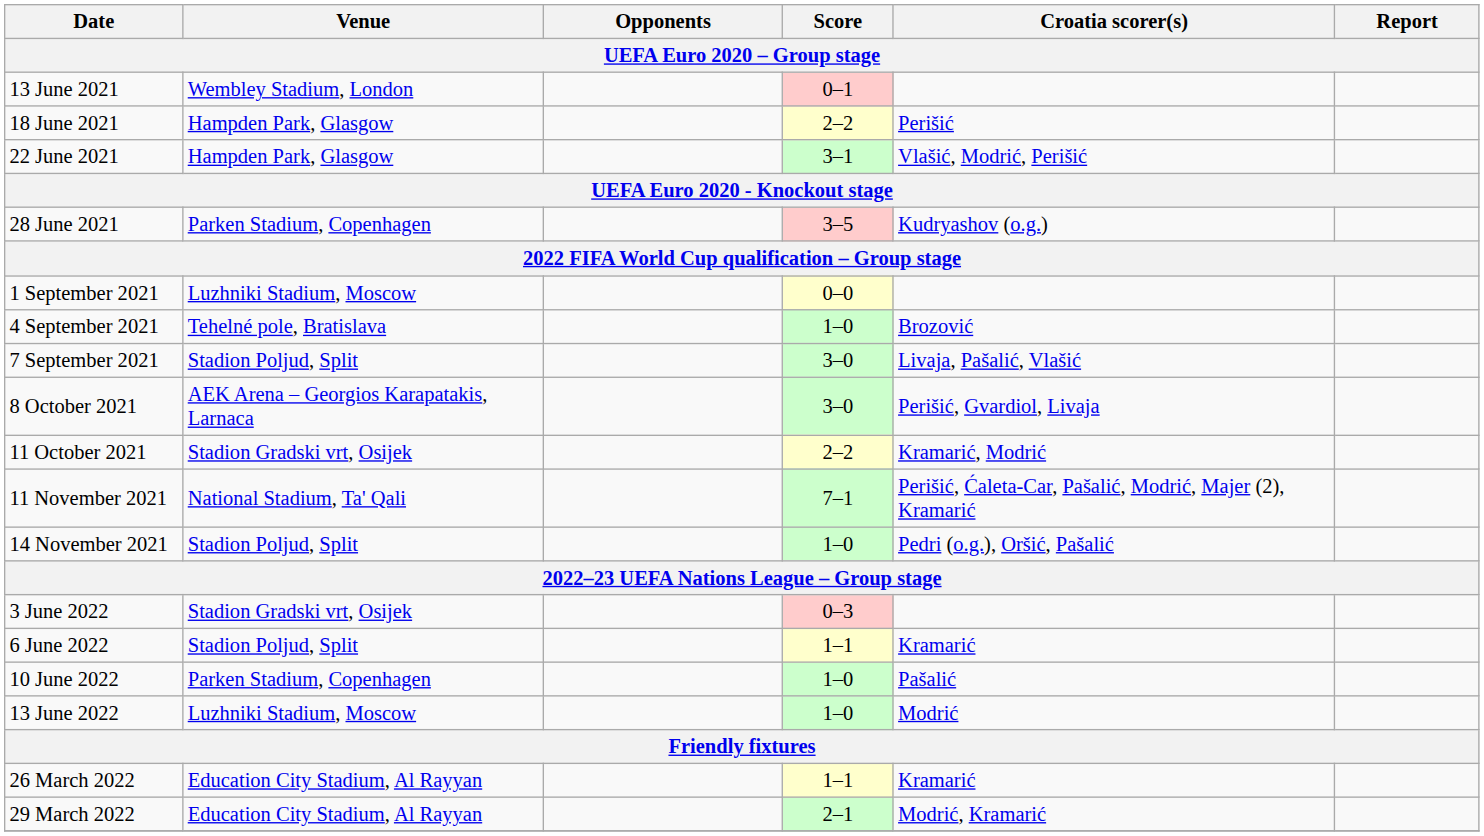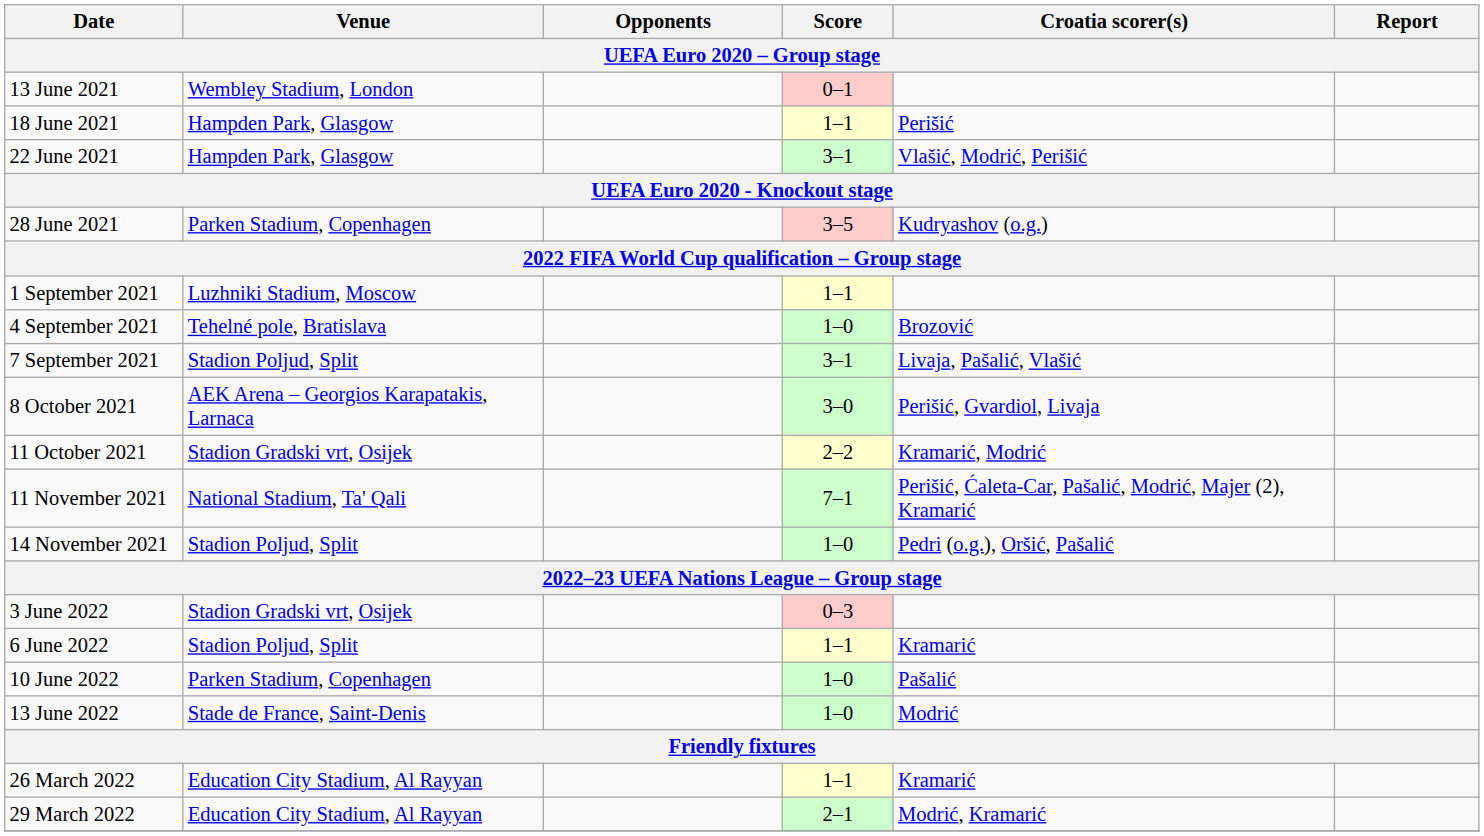(838, 123) 2–2 -> (838, 123) 1–1
(838, 292) 0–0 -> (838, 292) 1–1
(838, 359) 3–0 -> (838, 359) 3–1
(302, 713) Luzhniki Stadium, Moscow -> (307, 713) Stade de France, Saint-Denis
